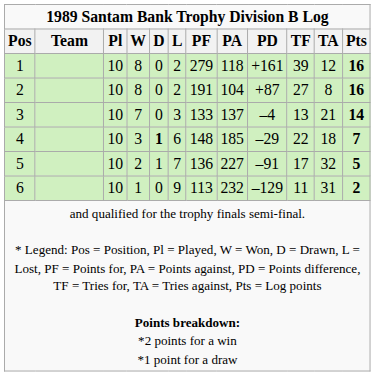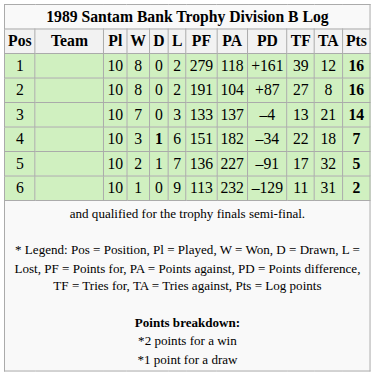(201, 139) 148 -> (201, 139) 151
(232, 139) 185 -> (232, 139) 182
(267, 139) –29 -> (267, 139) –34
